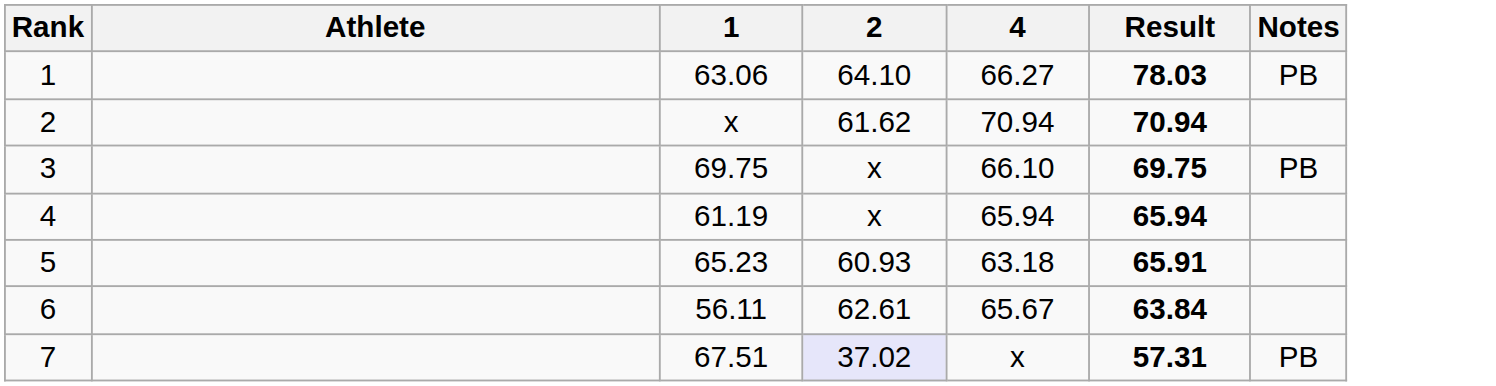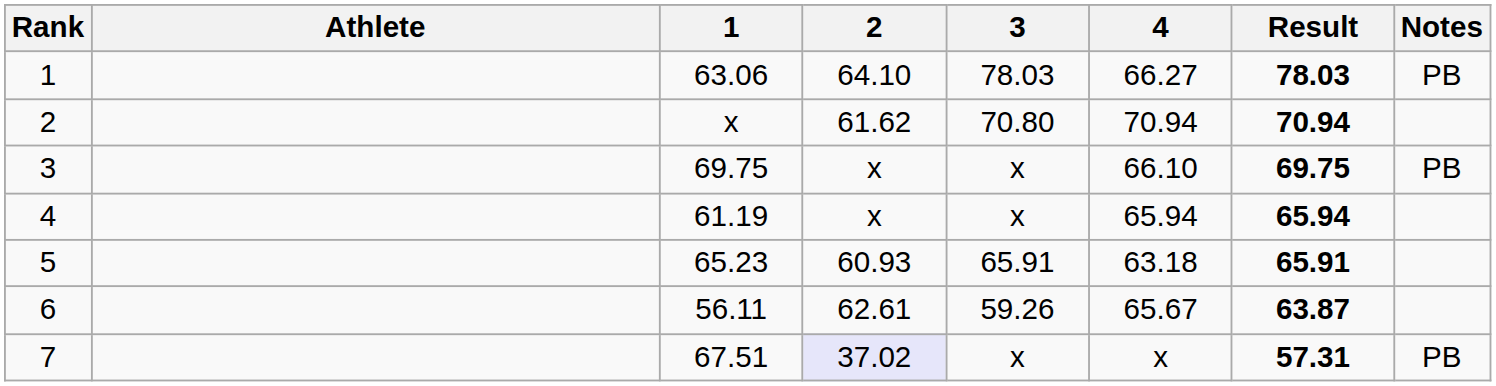+ column: (1017, 27)
(1170, 309) 63.84 -> (1313, 309) 63.87
